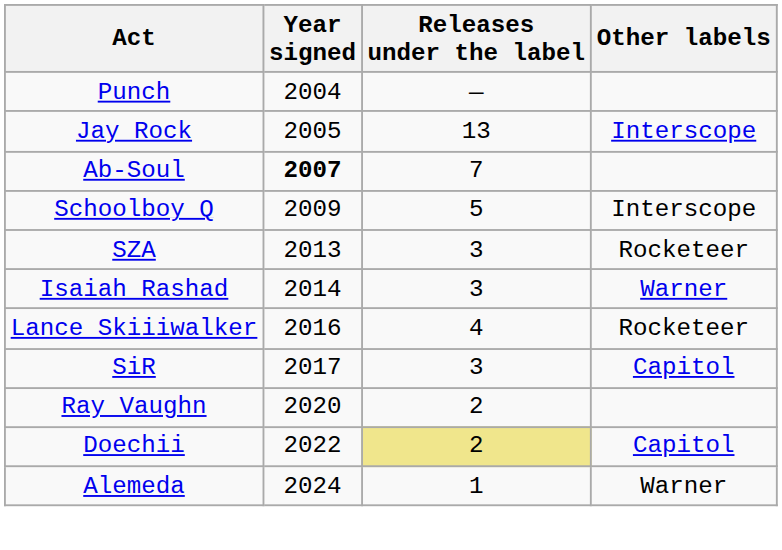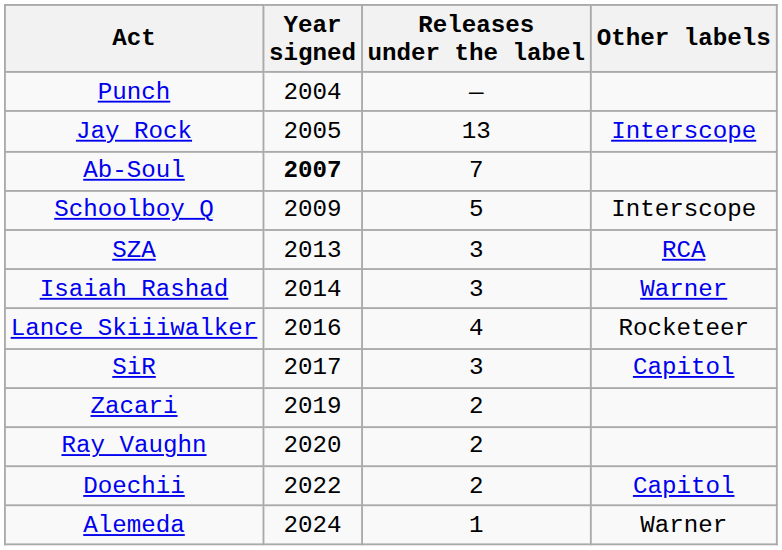(684, 250) Rocketeer -> (684, 250) RCA
+ row: (134, 407)
(476, 447) khaki background -> (476, 486) no background
